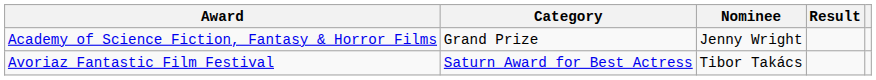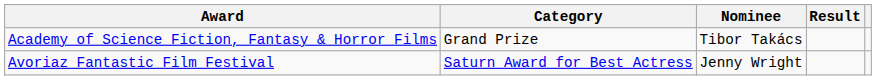(751, 40) Jenny Wright -> (751, 40) Tibor Takács
(751, 63) Tibor Takács -> (751, 63) Jenny Wright
